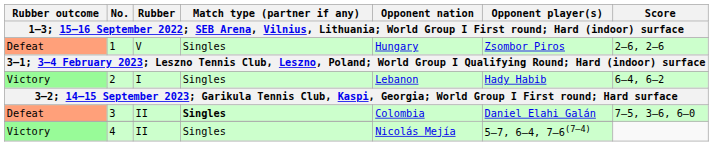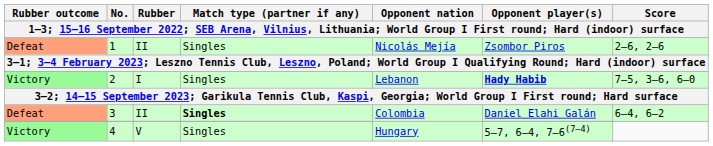(139, 46) V -> (142, 46) II
(397, 46) Hungary -> (415, 46) Nicolás Mejía
(516, 80) normal -> (516, 80) bold
(640, 80) 6–4, 6–2 -> (655, 80) 7–5, 3–6, 6–0
(655, 113) 7–5, 3–6, 6–0 -> (640, 113) 6–4, 6–2
(142, 131) II -> (139, 131) V
(415, 131) Nicolás Mejía -> (397, 131) Hungary
